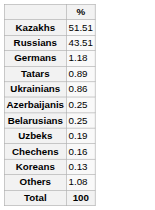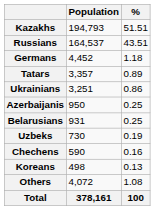+ column: (94, 12)
